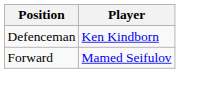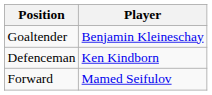+ row: (37, 36)
